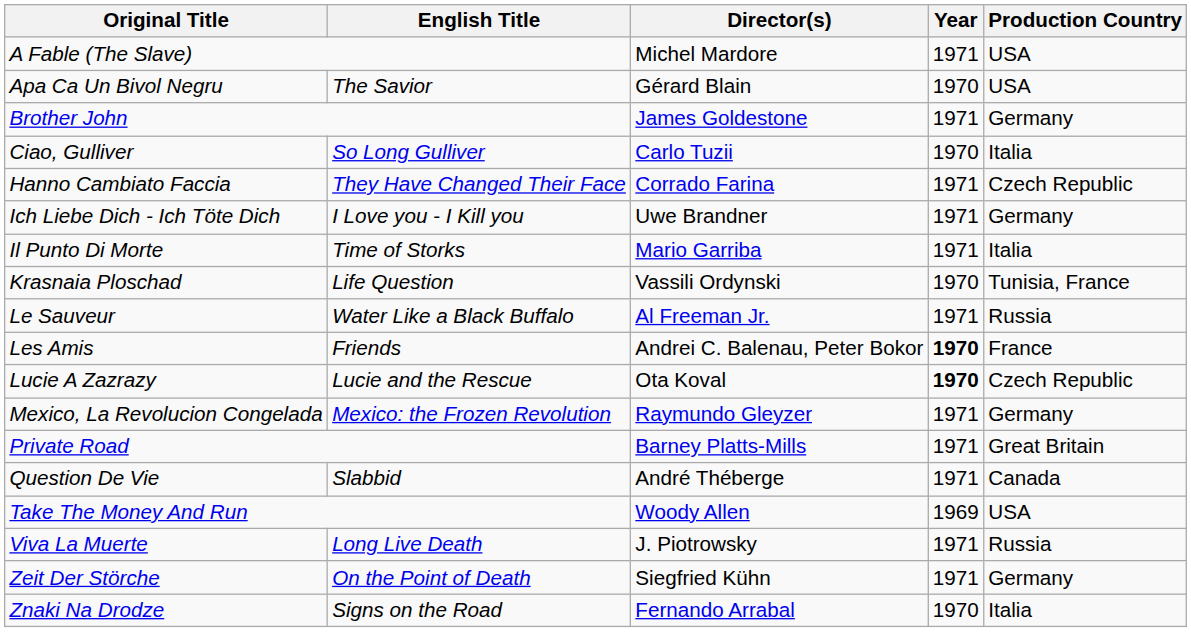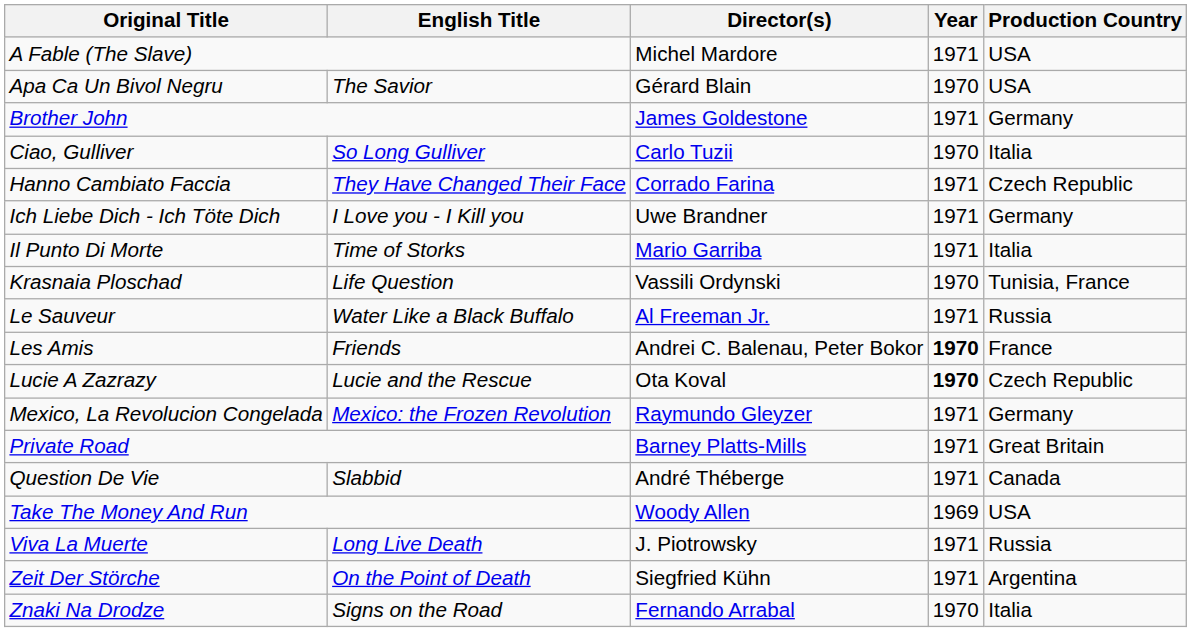(1031, 577) Germany -> (1032, 577) Argentina
